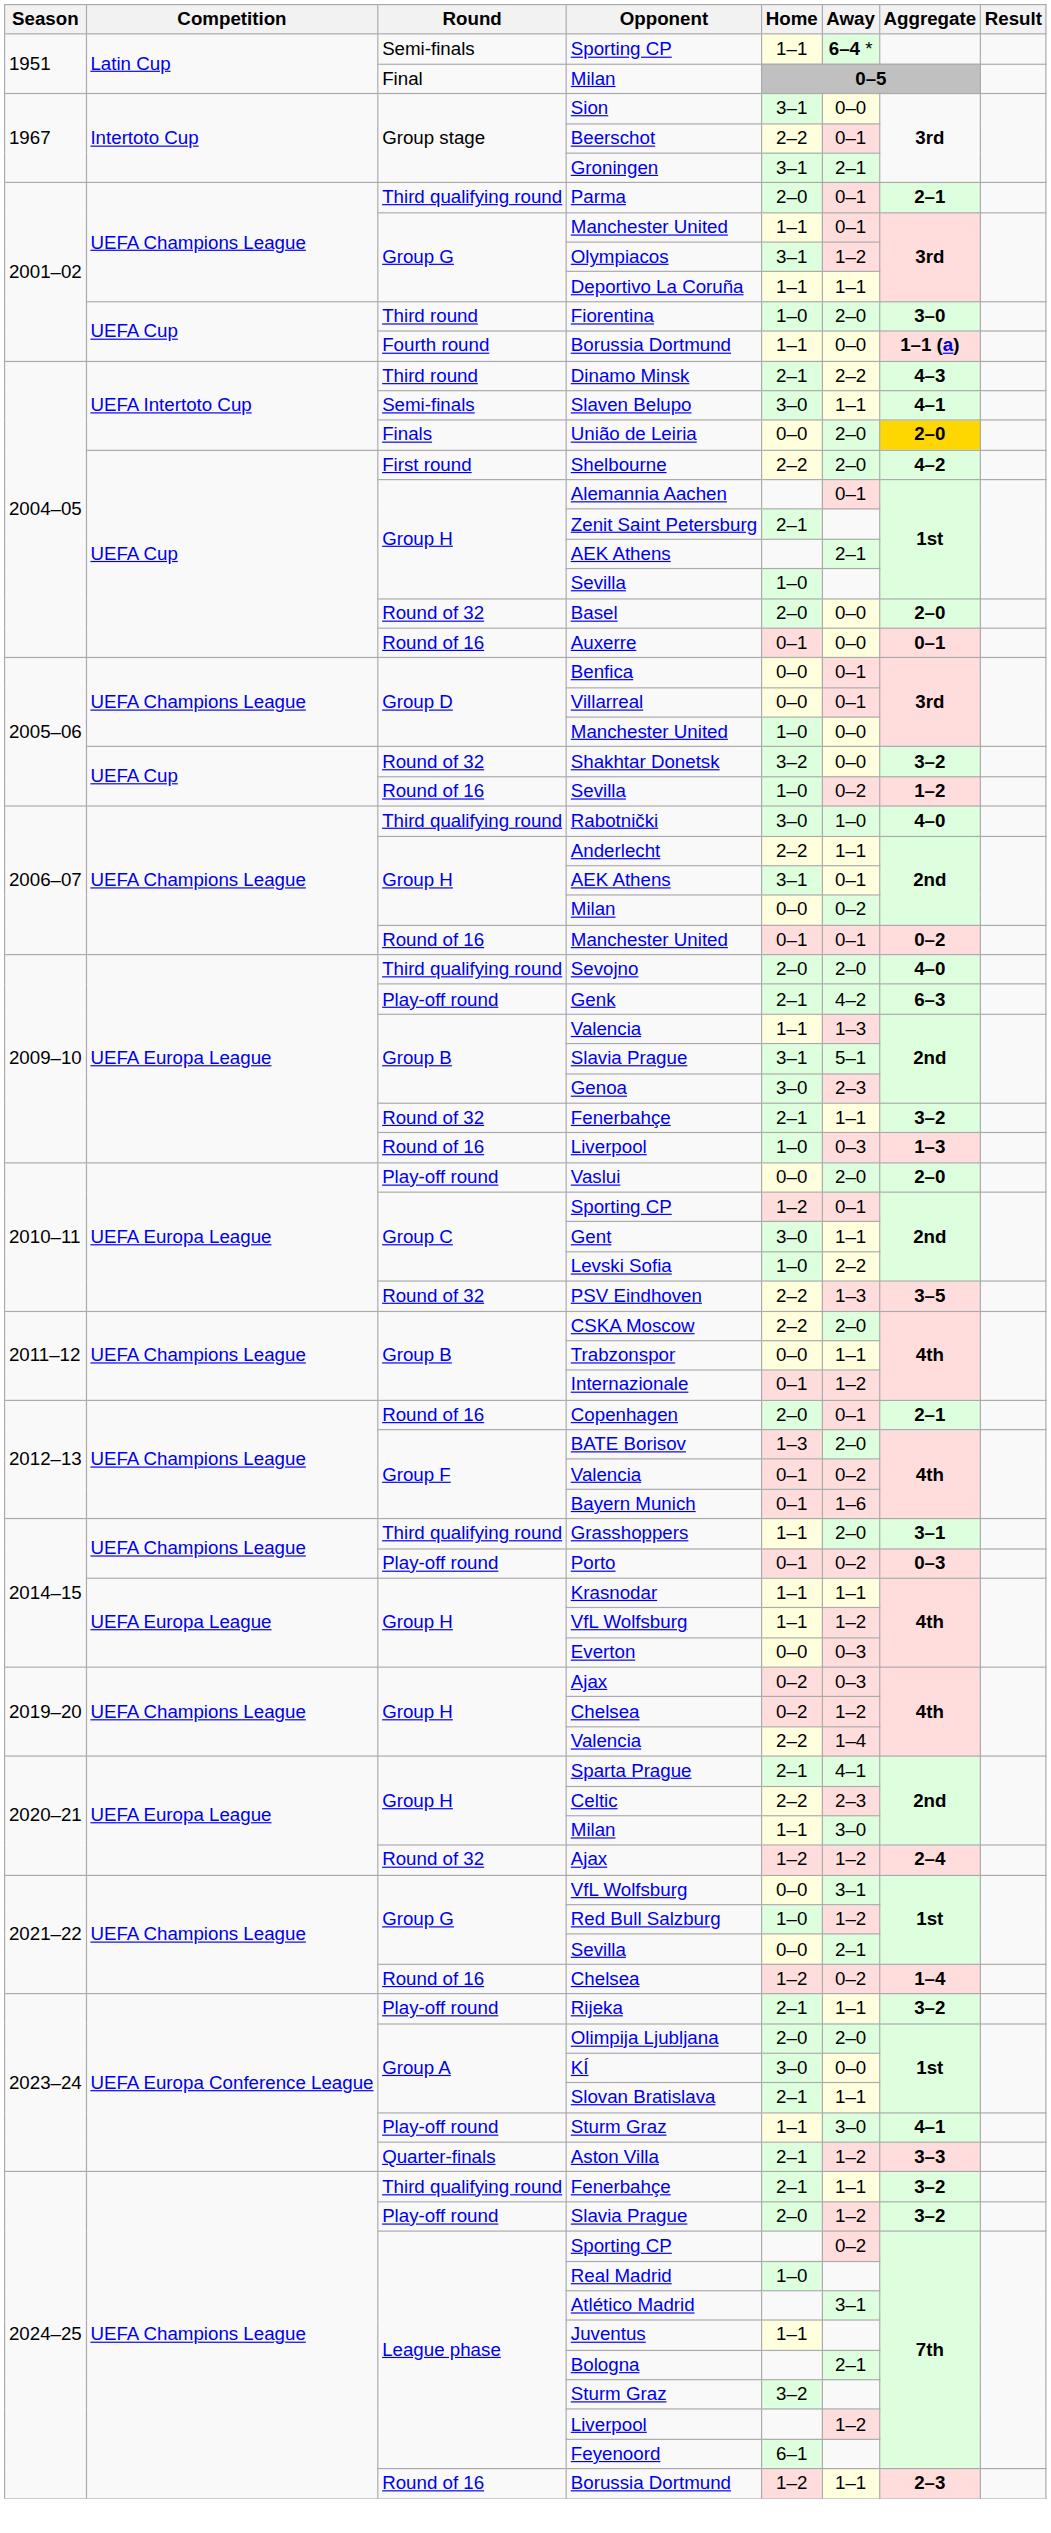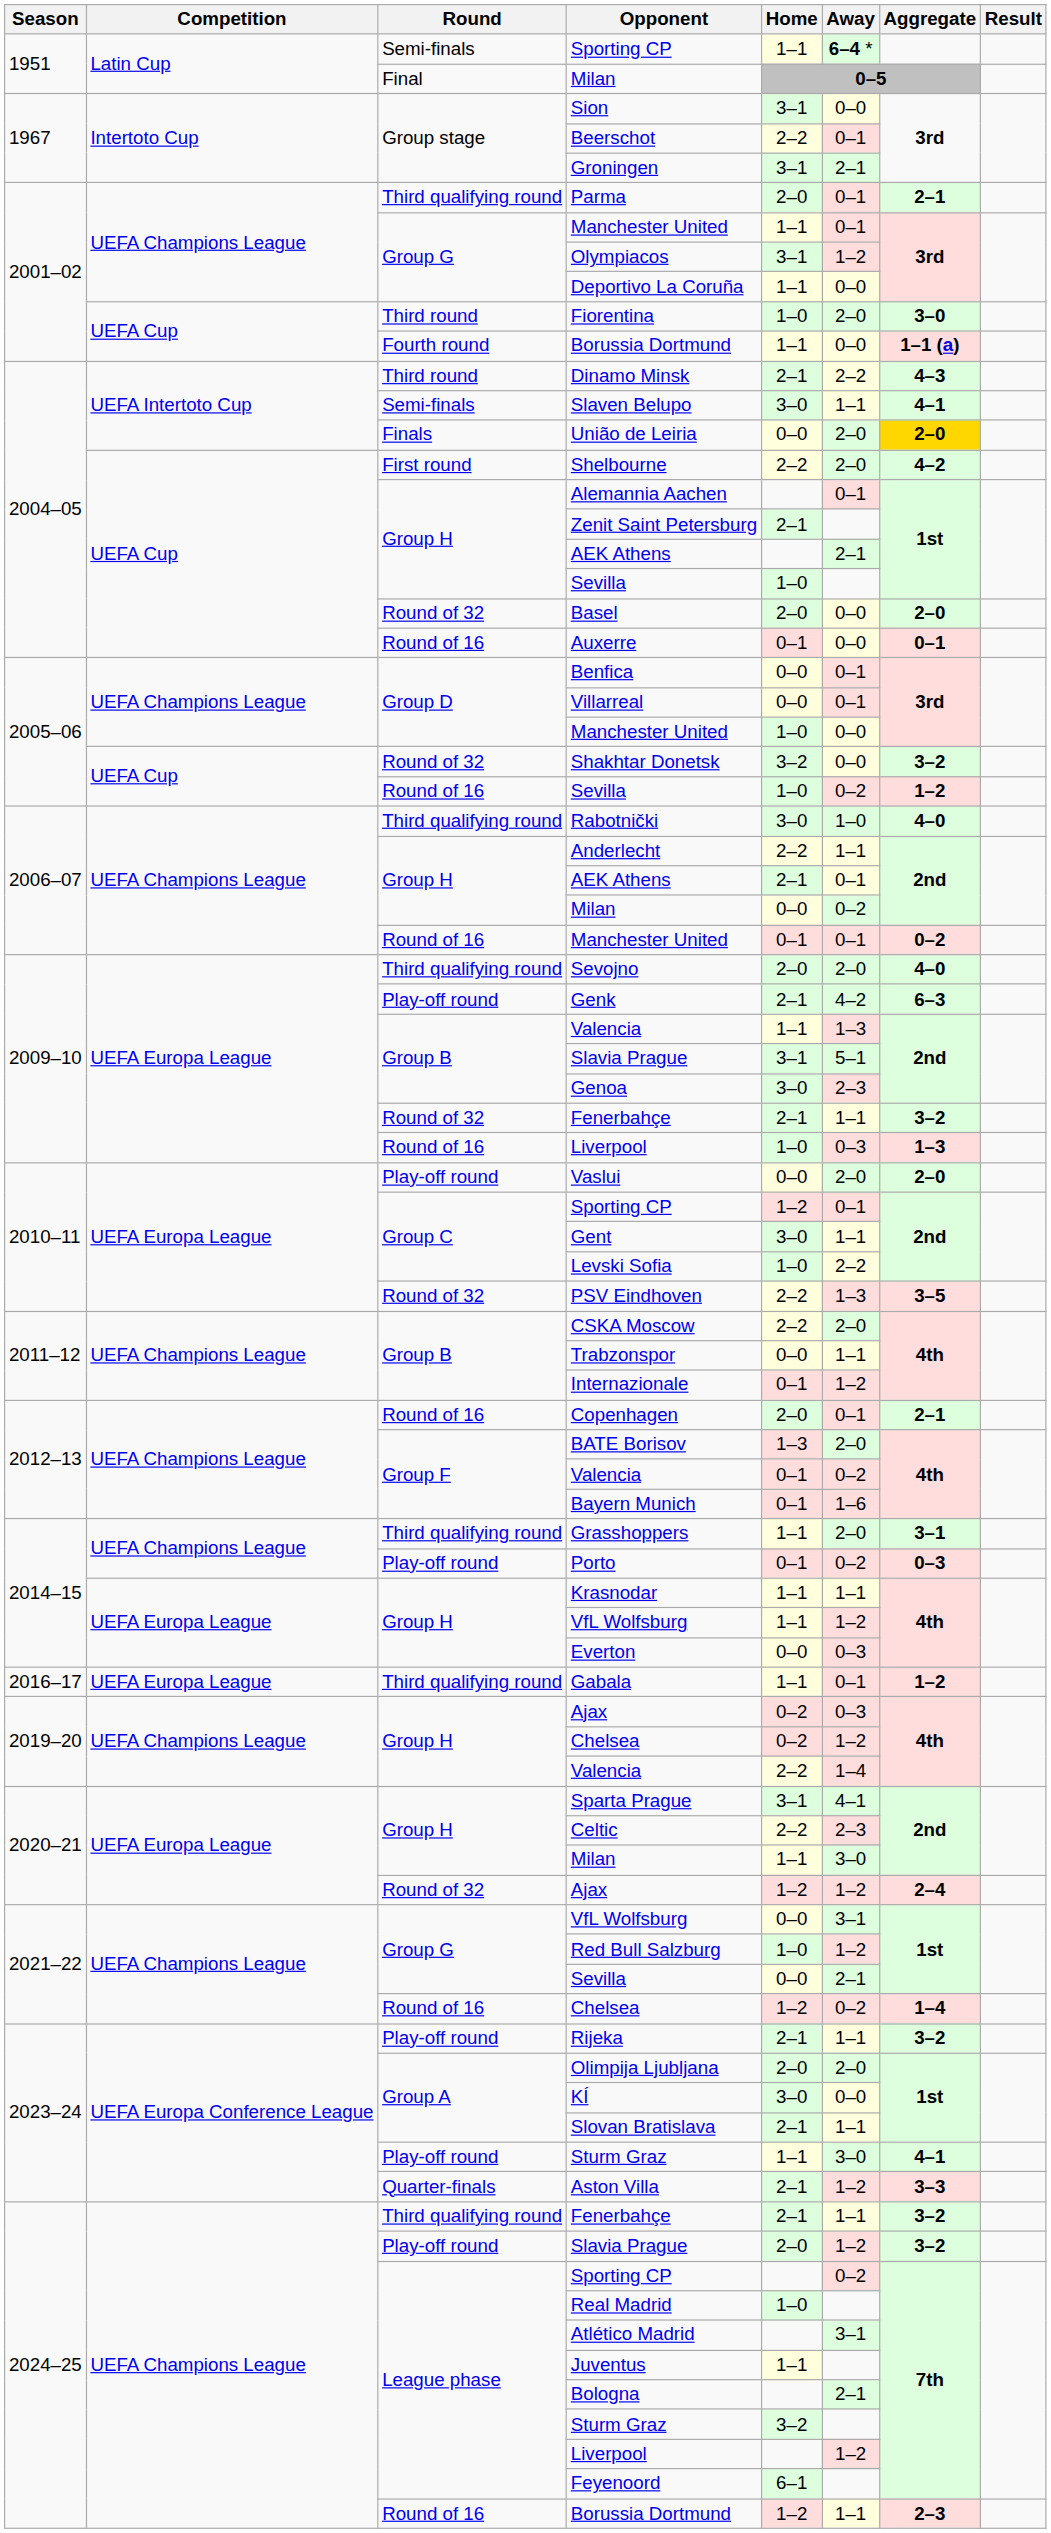(851, 286) 1–1 -> (851, 286) 0–0
(792, 880) 3–1 -> (792, 880) 2–1
+ row: (45, 1681)
(792, 1770) 2–1 -> (792, 1800) 3–1
